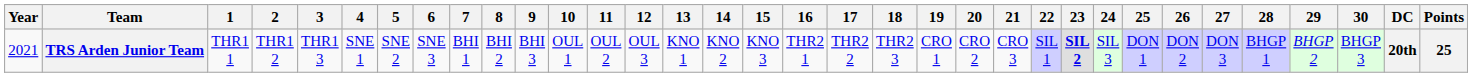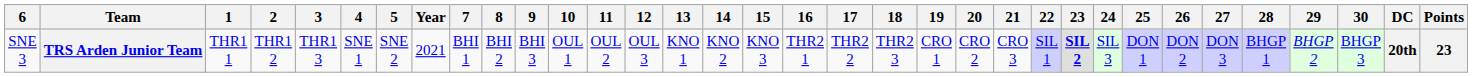columns swapped: (23, 16) <-> (431, 16)
(1444, 50) 25 -> (1444, 50) 23
